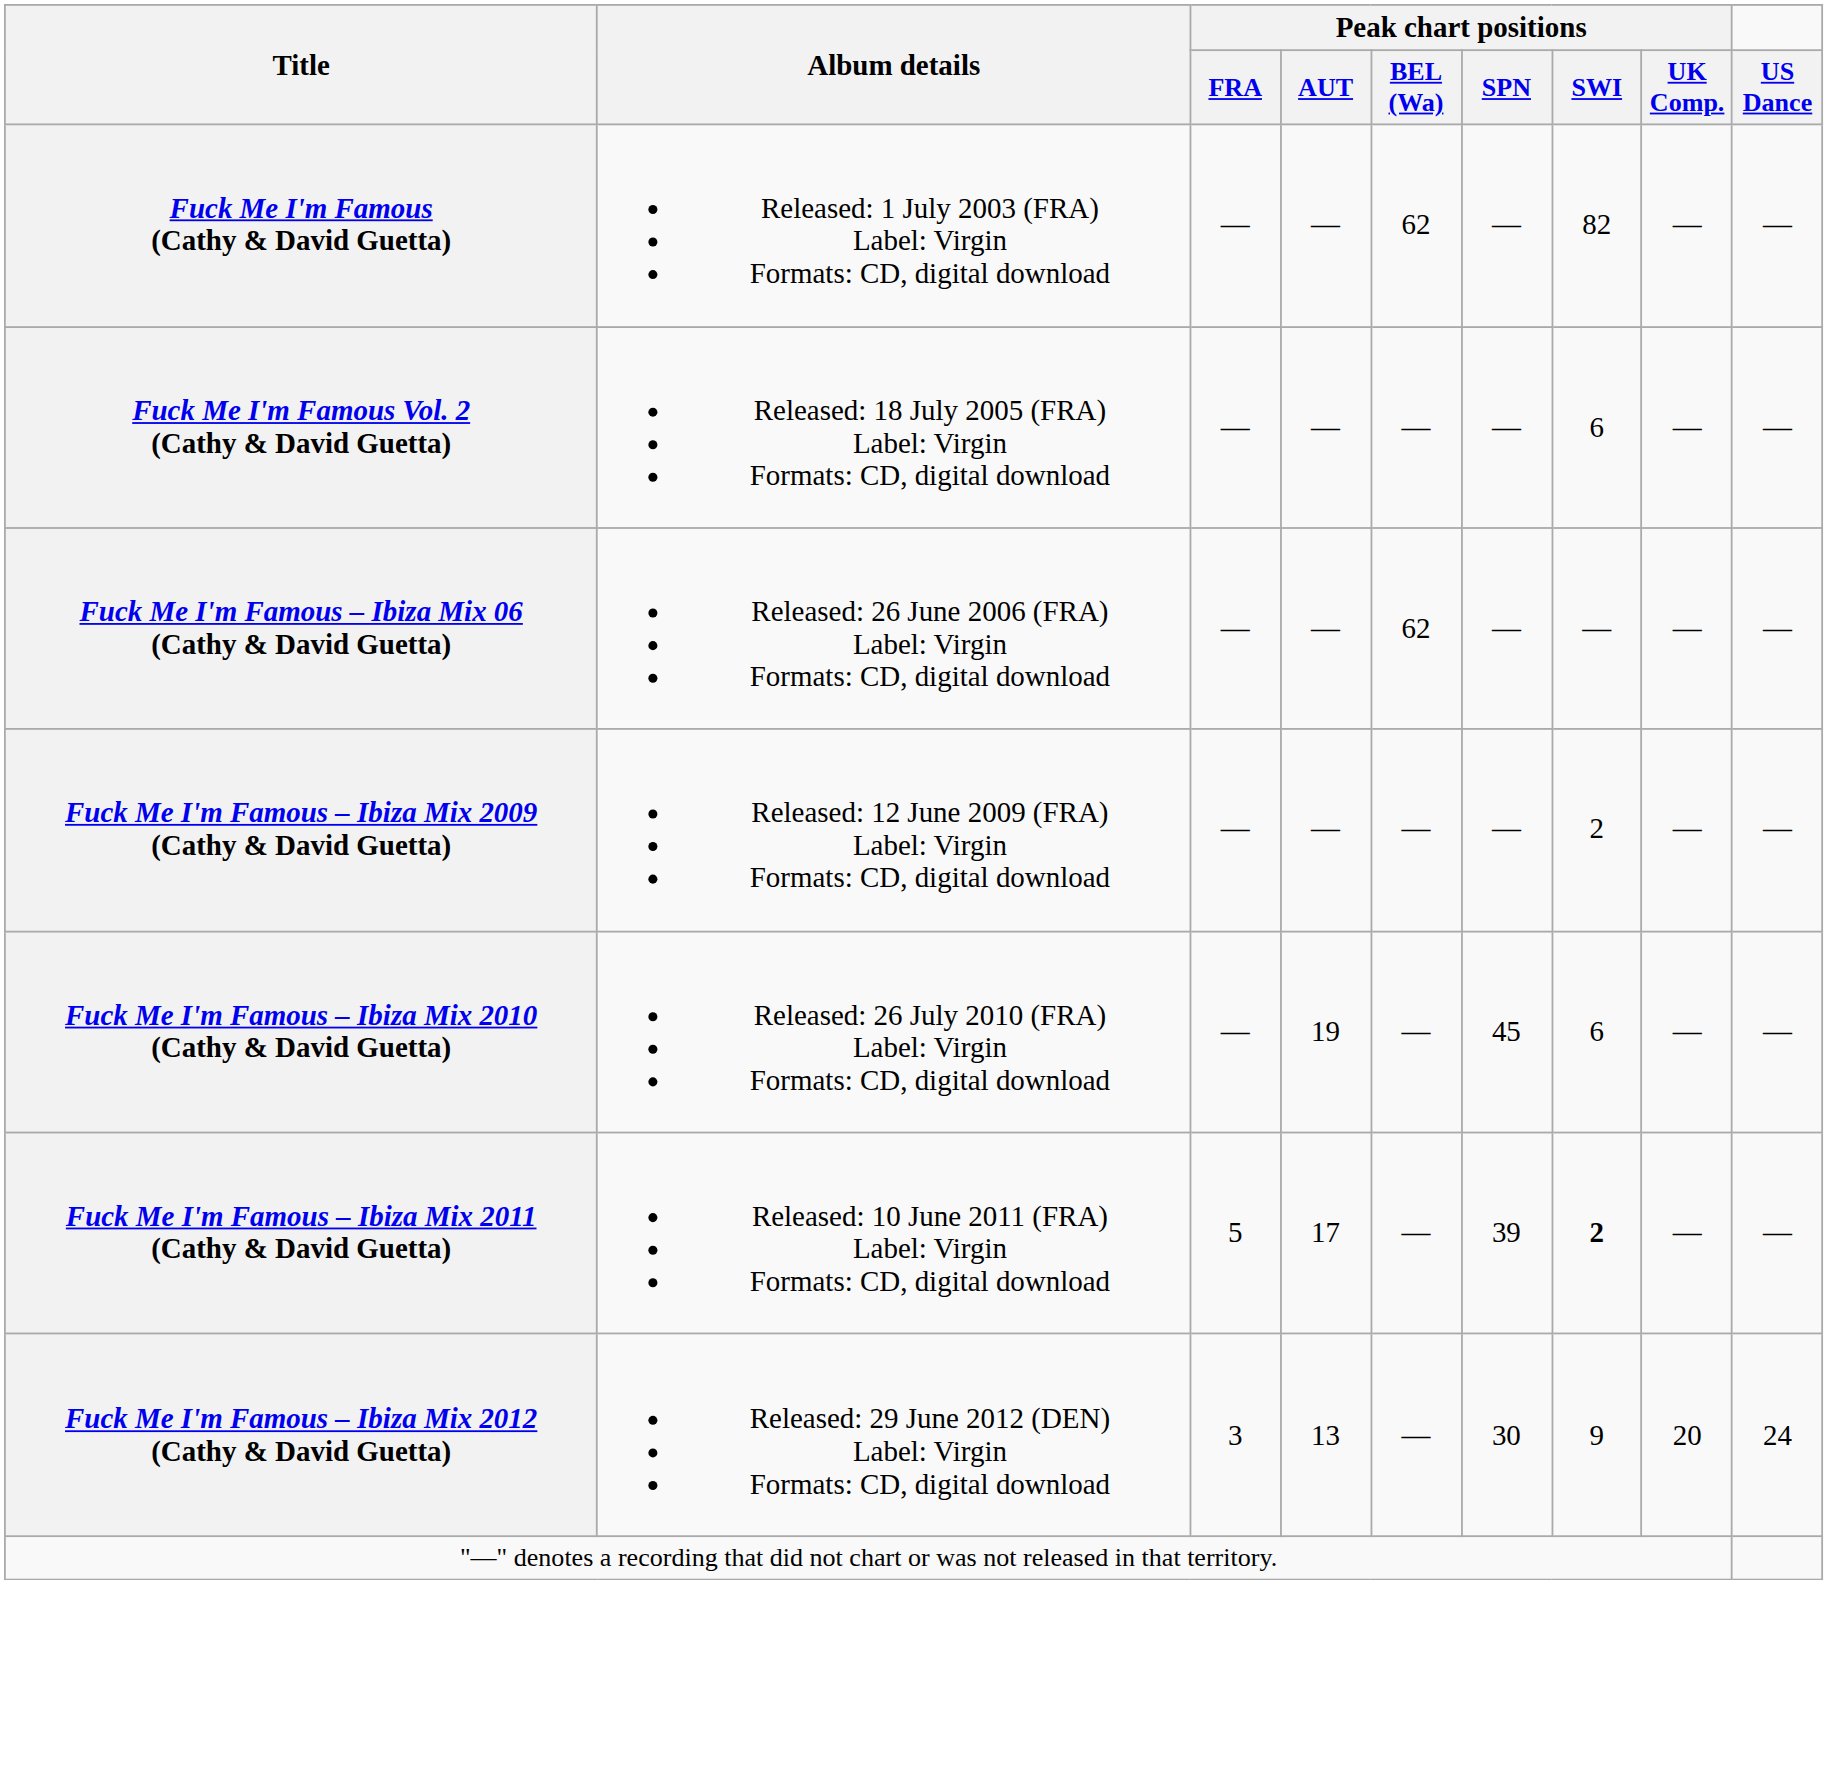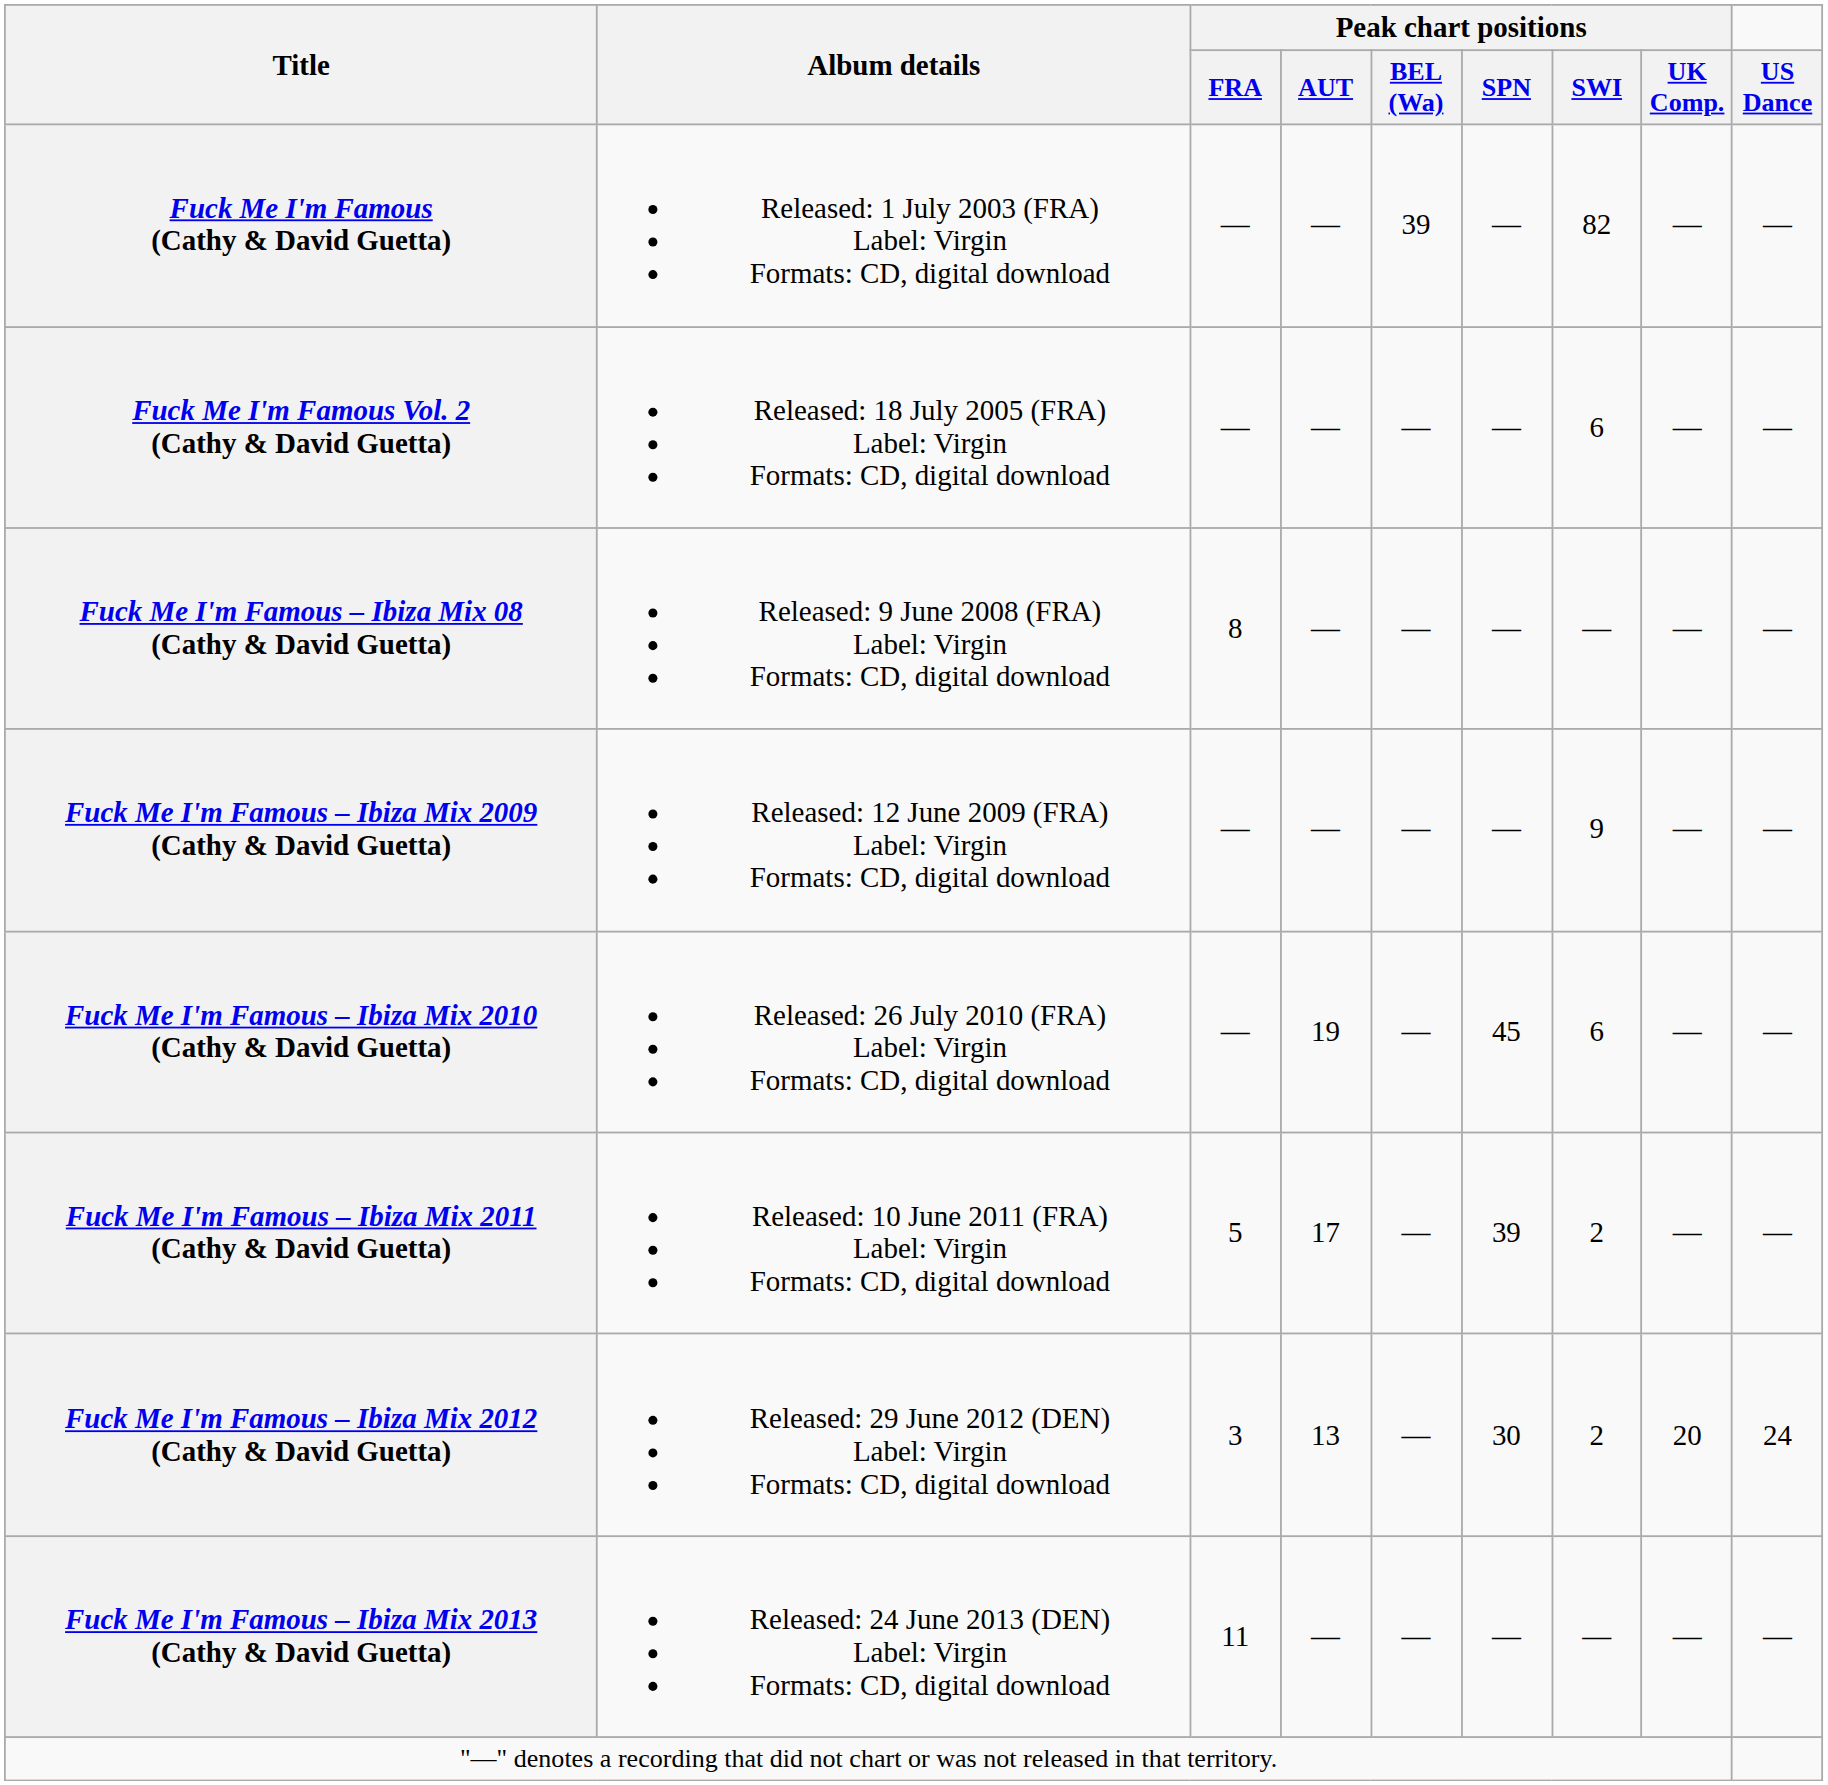(1416, 224) 62 -> (1416, 224) 39
- row: (301, 628)
+ row: (301, 628)
(1597, 829) 2 -> (1597, 829) 9
(1597, 1232) bold -> (1597, 1232) normal
(1597, 1434) 9 -> (1597, 1434) 2
+ row: (301, 1636)
